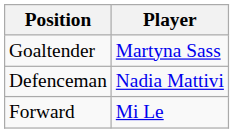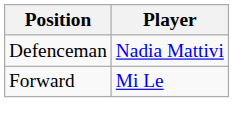- row: (52, 50)
